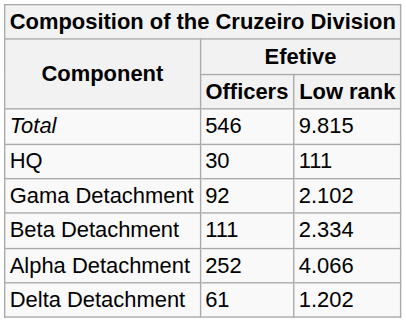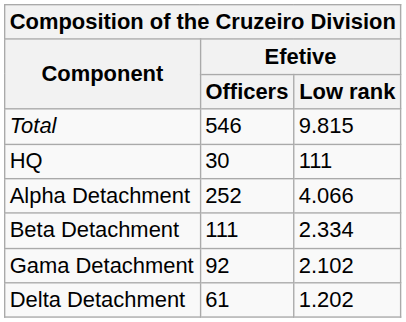rows swapped: (100, 265) <-> (102, 195)
